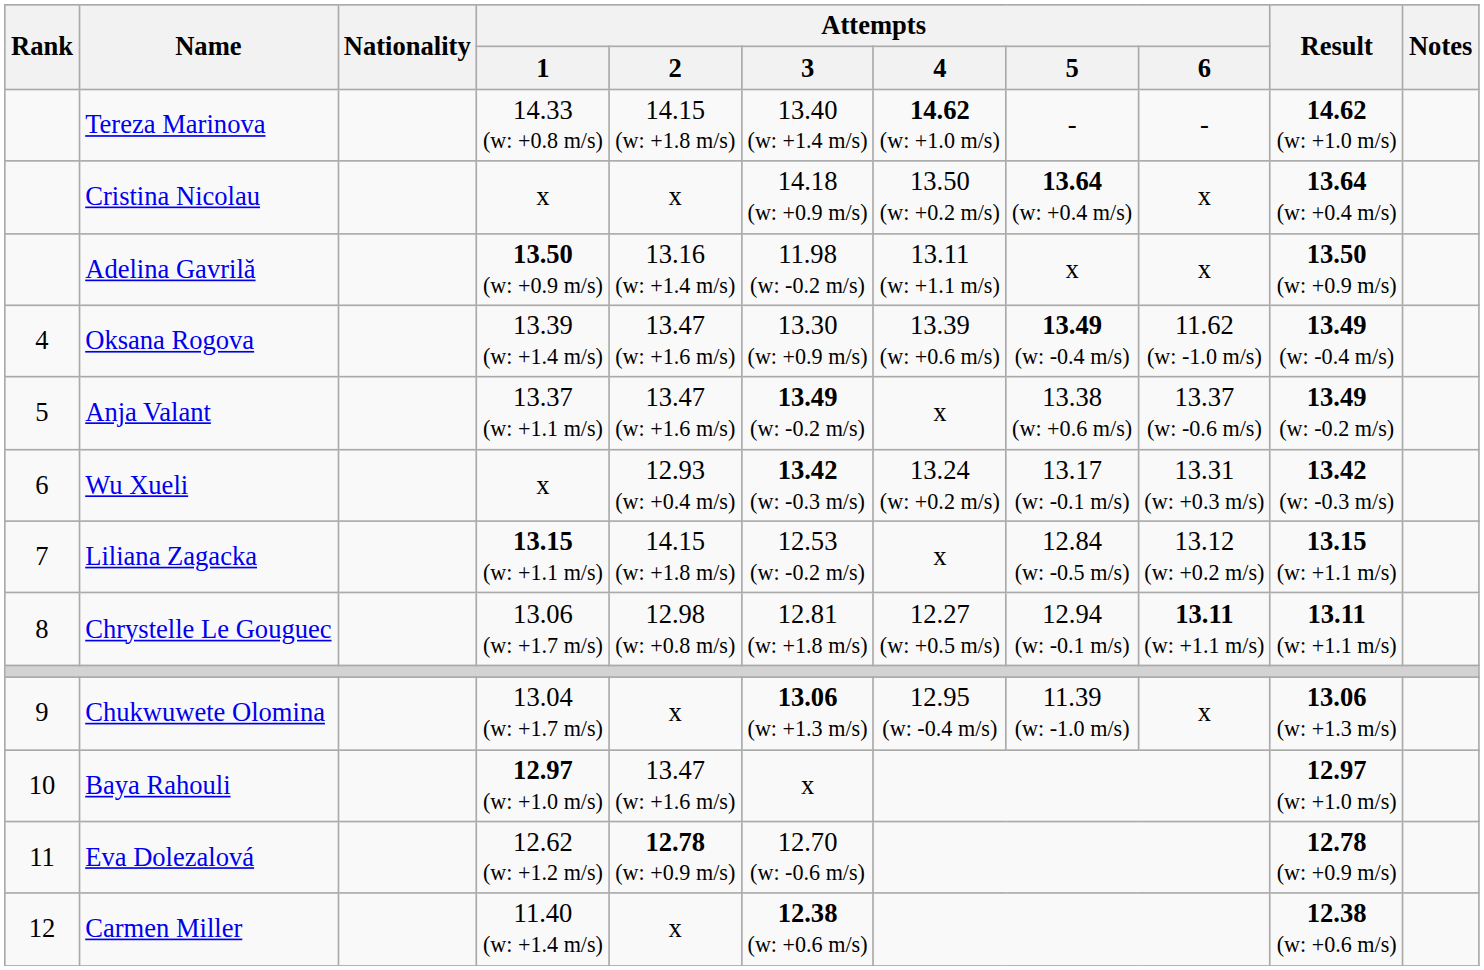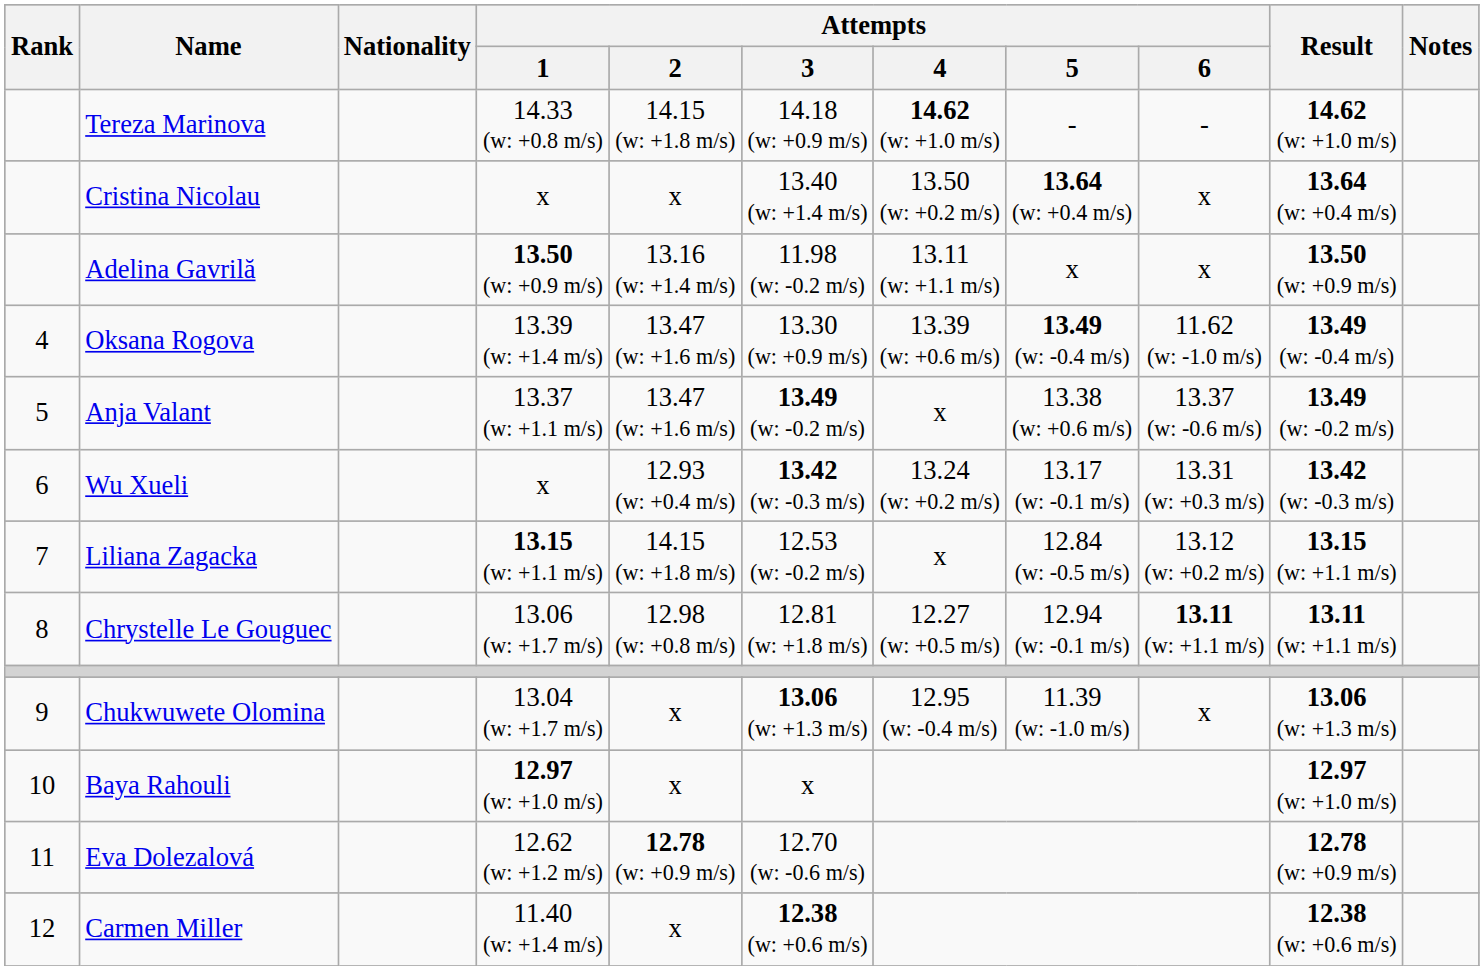(808, 124) 13.40 (w: +1.4 m/s) -> (808, 124) 14.18 (w: +0.9 m/s)
(808, 196) 14.18 (w: +0.9 m/s) -> (808, 196) 13.40 (w: +1.4 m/s)
(675, 785) 13.47 (w: +1.6 m/s) -> (675, 785) x
